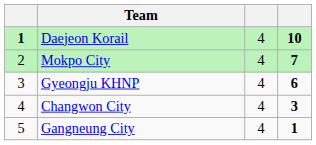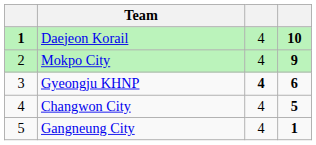(294, 60) 7 -> (294, 60) 9
(261, 83) normal -> (261, 83) bold
(294, 106) 3 -> (294, 106) 5
